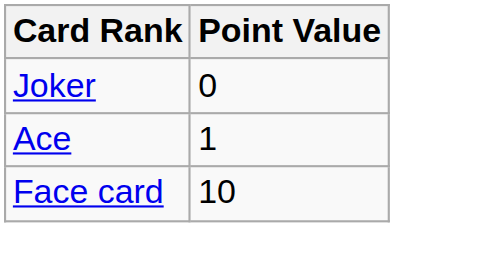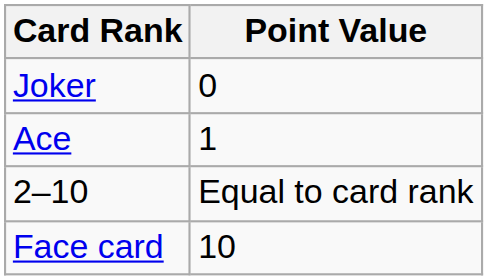+ row: (51, 192)
